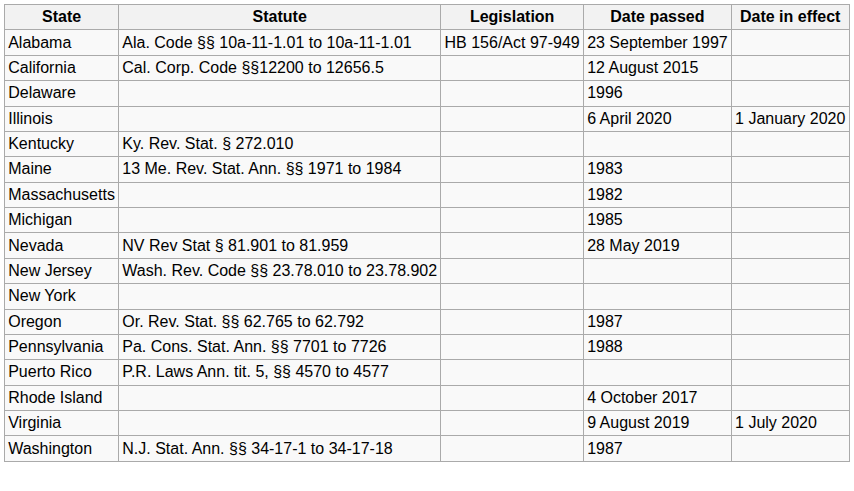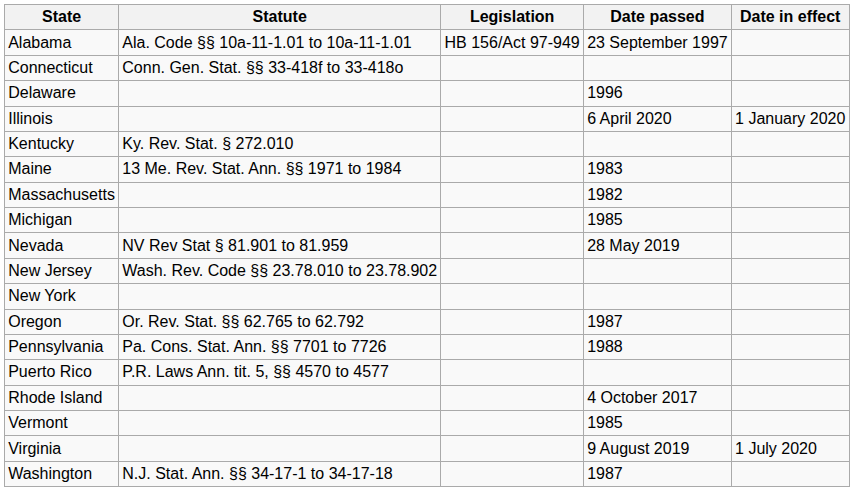- row: (42, 67)
+ row: (50, 67)
+ row: (38, 423)
